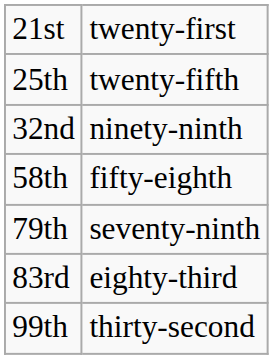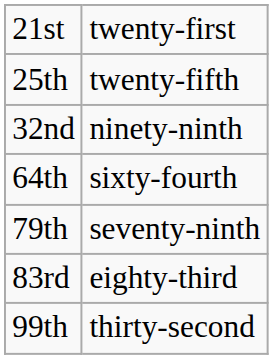- row: (40, 178)
+ row: (40, 178)
